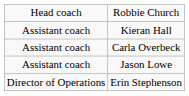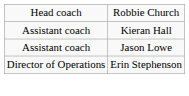- row: (146, 47)
